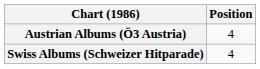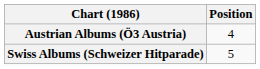(231, 53) 4 -> (231, 53) 5
